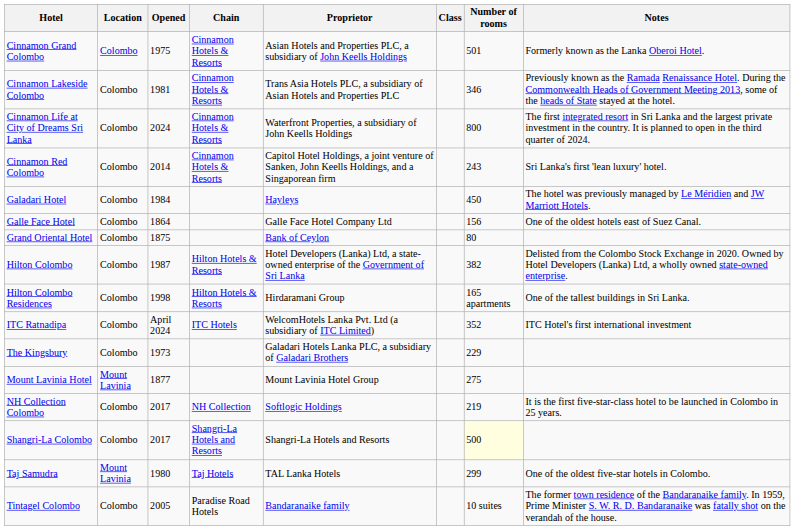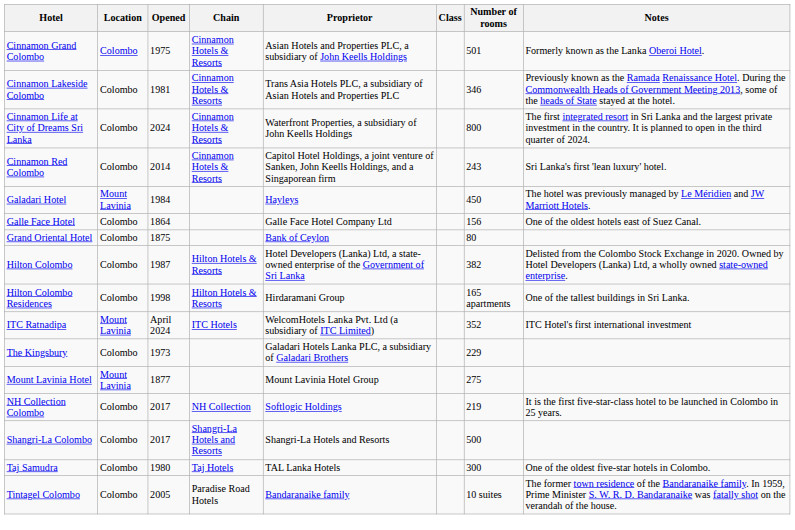(119, 200) Colombo -> (116, 200) Mount Lavinia
(119, 325) Colombo -> (116, 325) Mount Lavinia
(474, 440) lightyellow background -> (474, 440) no background
(116, 473) Mount Lavinia -> (119, 467) Colombo
(474, 473) 299 -> (474, 467) 300
